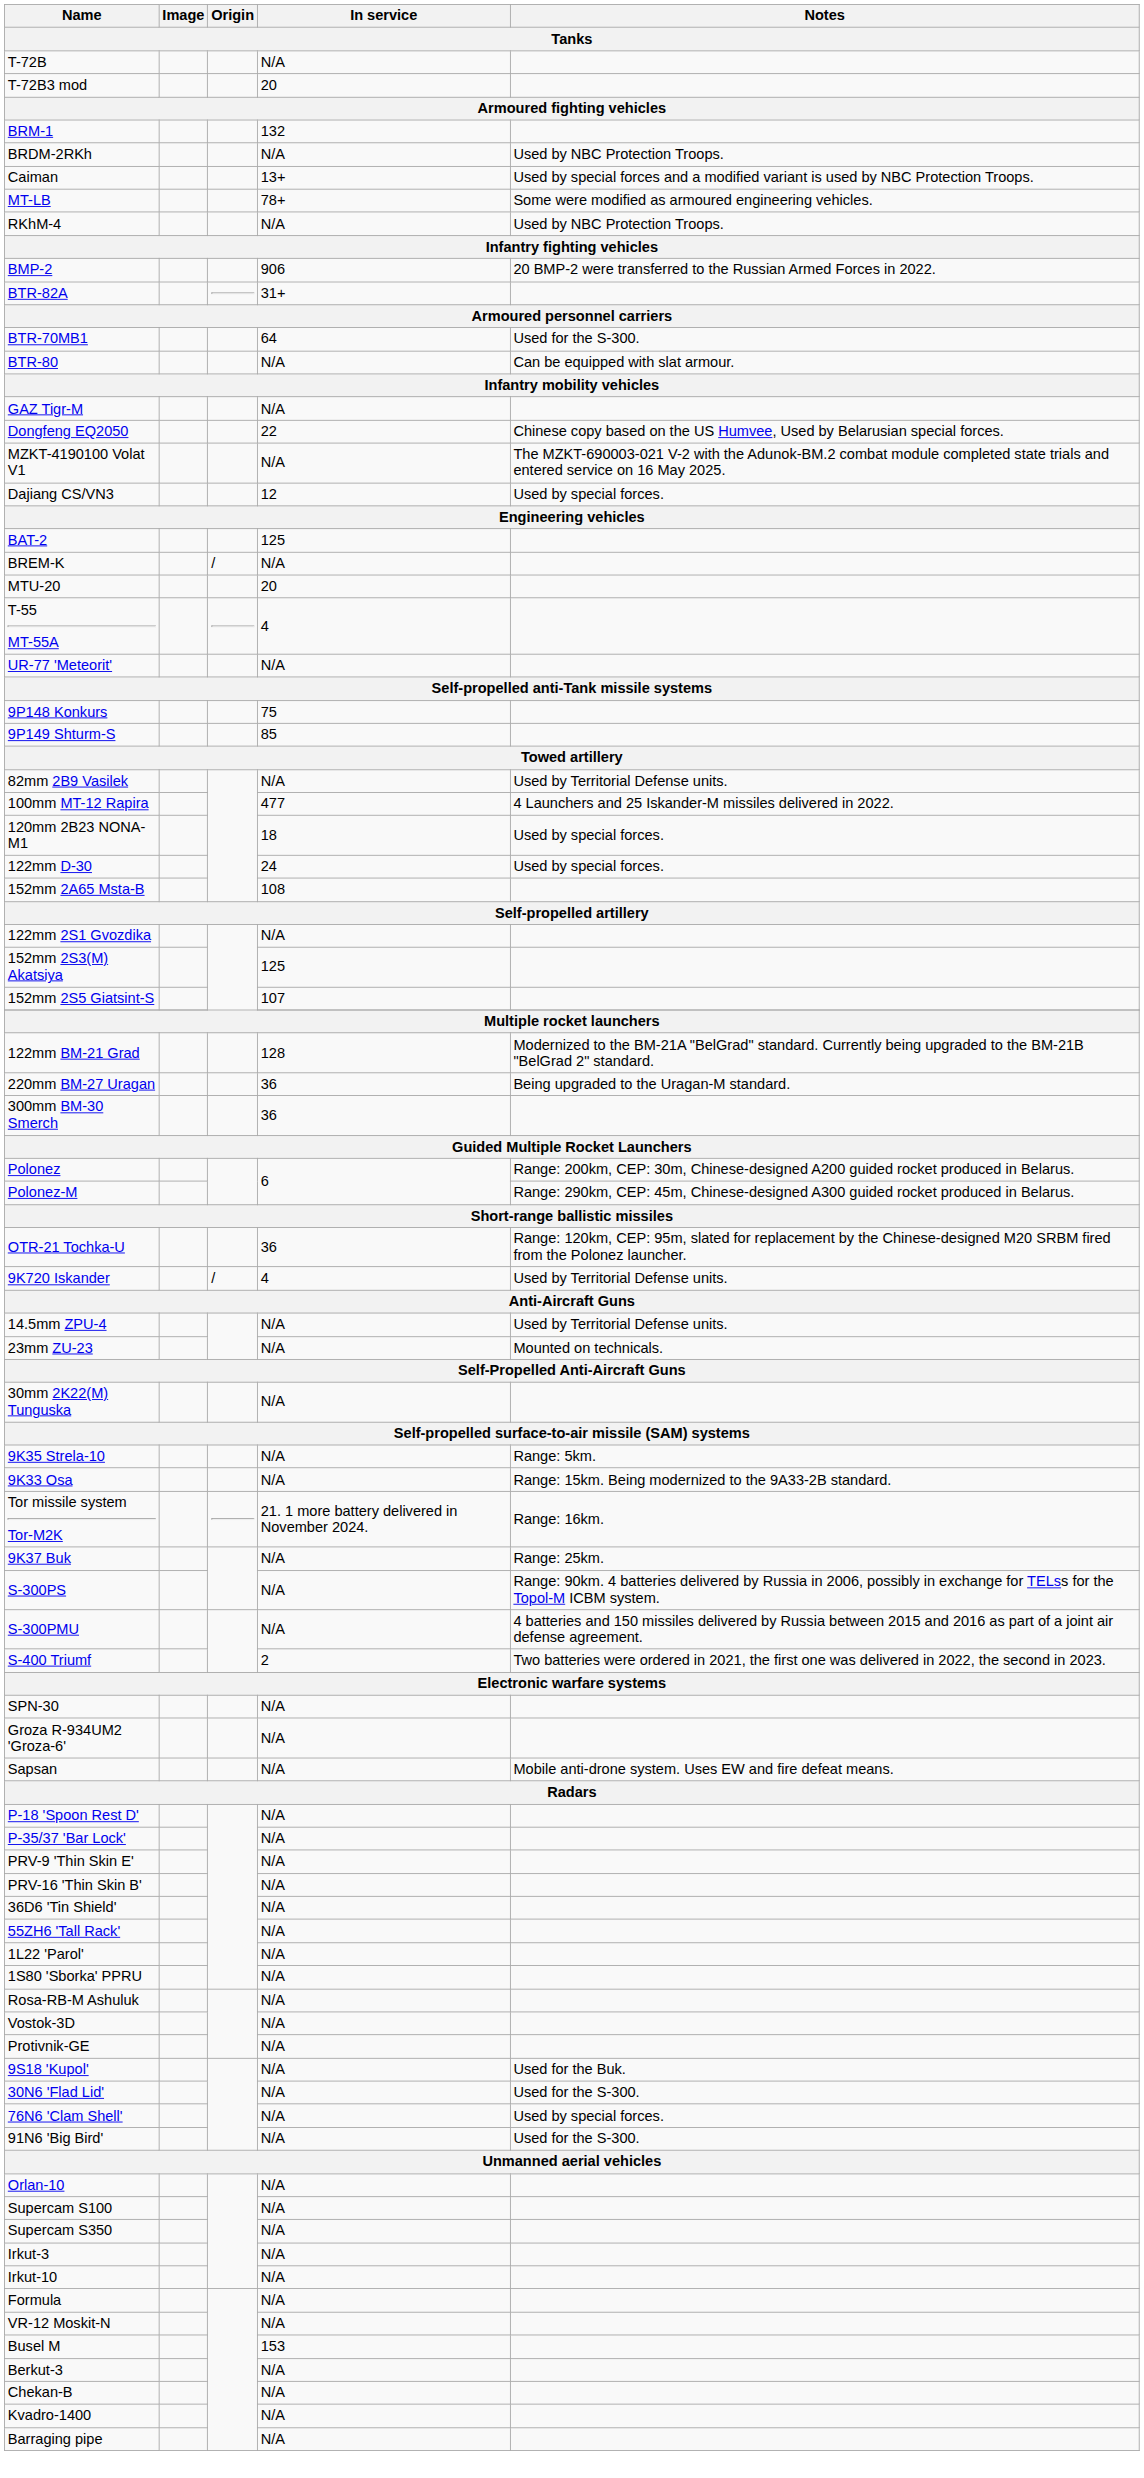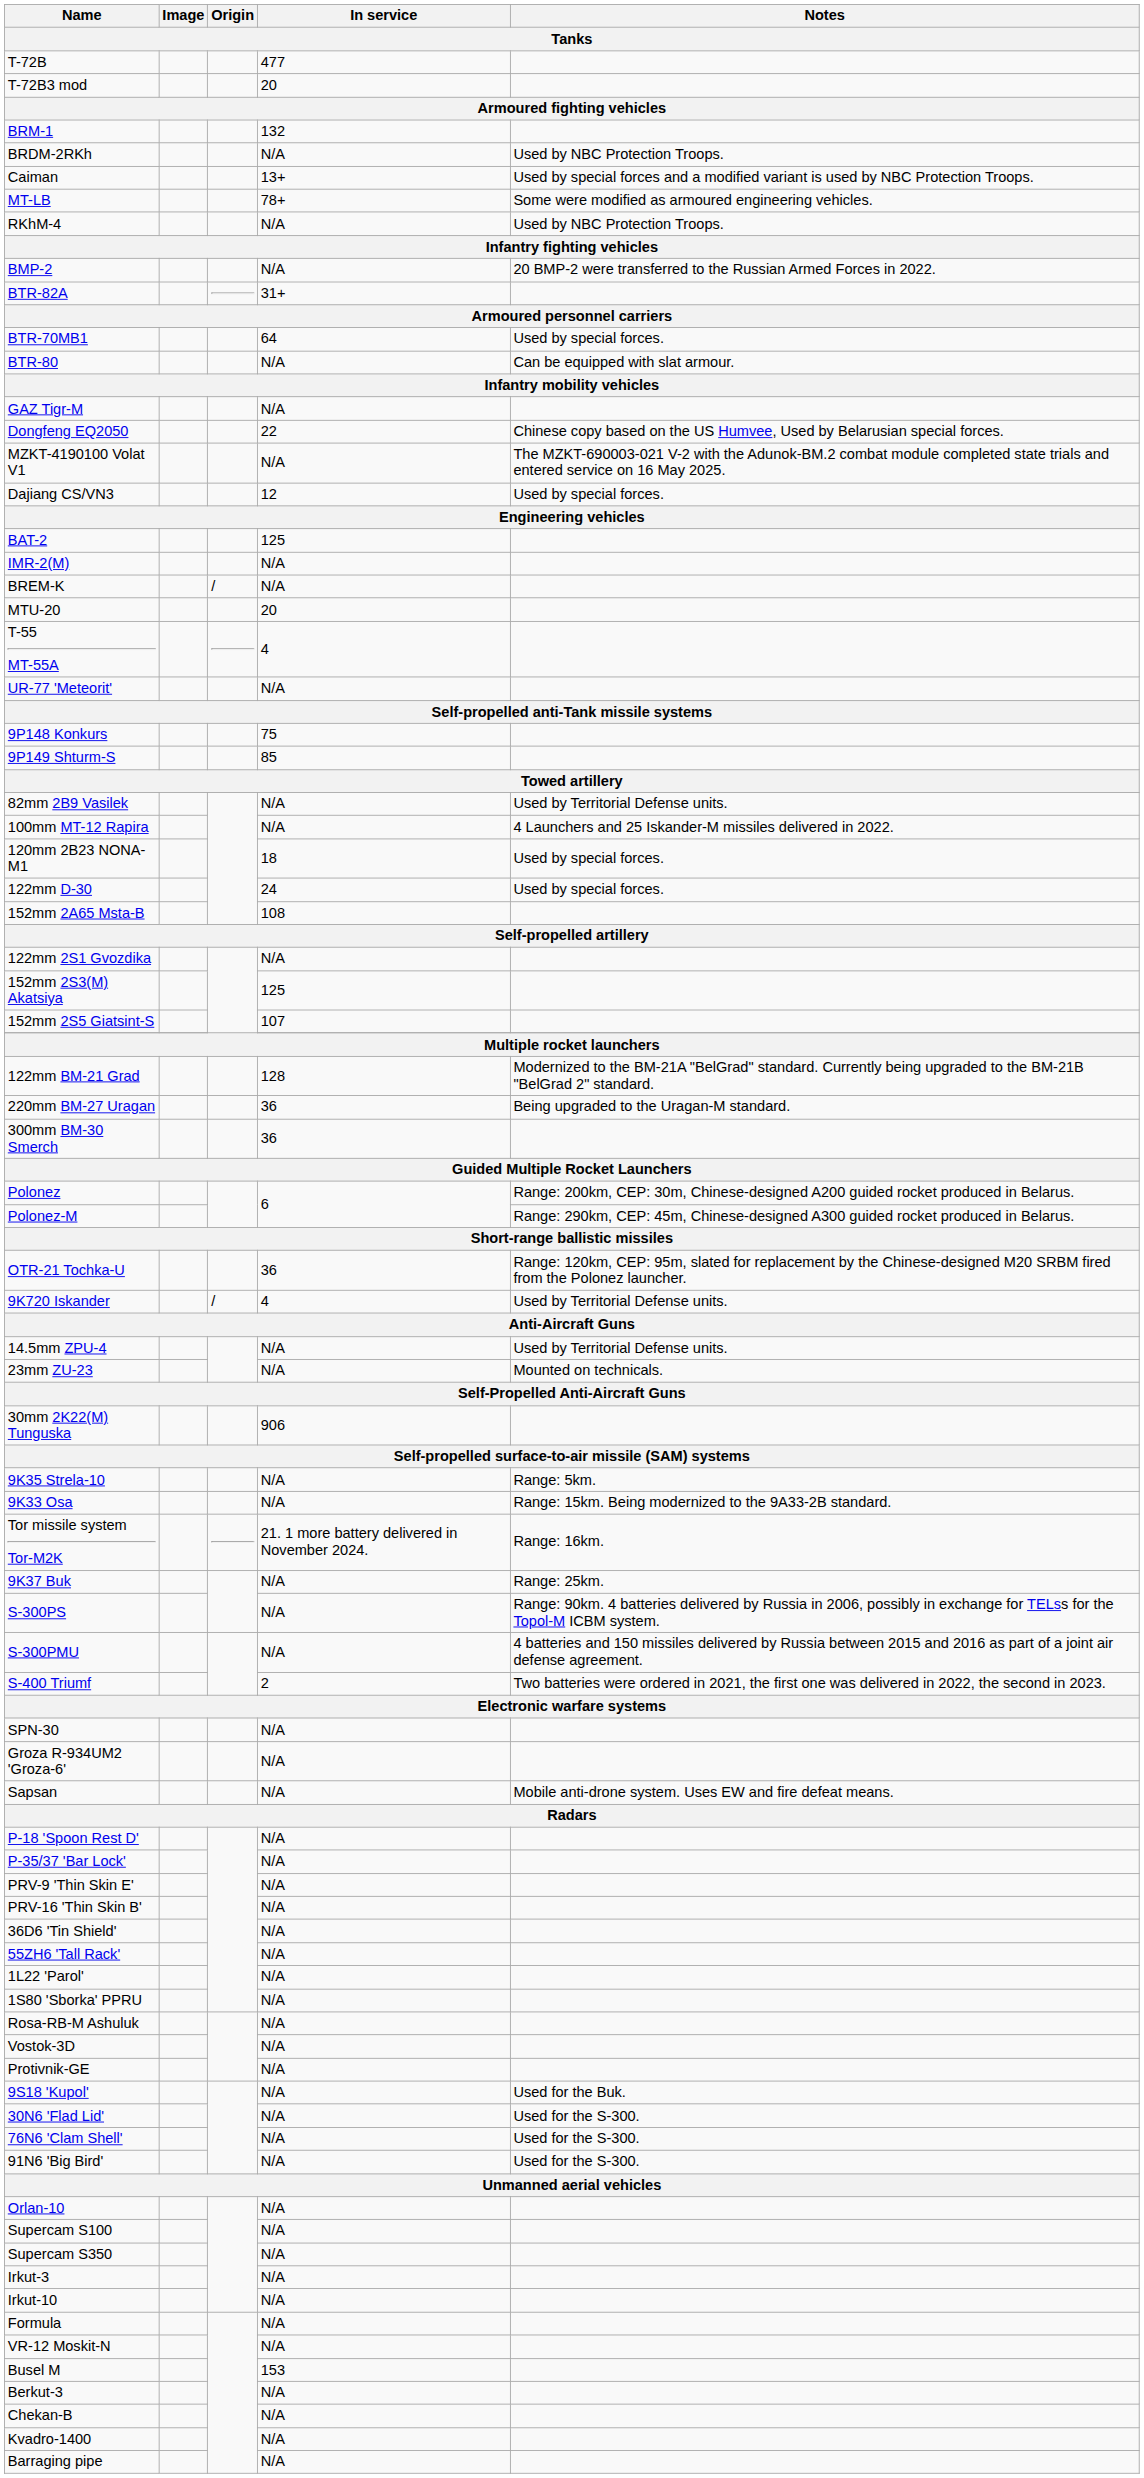(273, 62) N/A -> (273, 62) 477
(273, 270) 906 -> (273, 270) N/A
(577, 339) Used for the S-300. -> (589, 339) Used by special forces.
+ row: (39, 563)
(273, 804) 477 -> (273, 827) N/A
(273, 1402) N/A -> (273, 1425) 906
(589, 2115) Used by special forces. -> (577, 2138) Used for the S-300.
